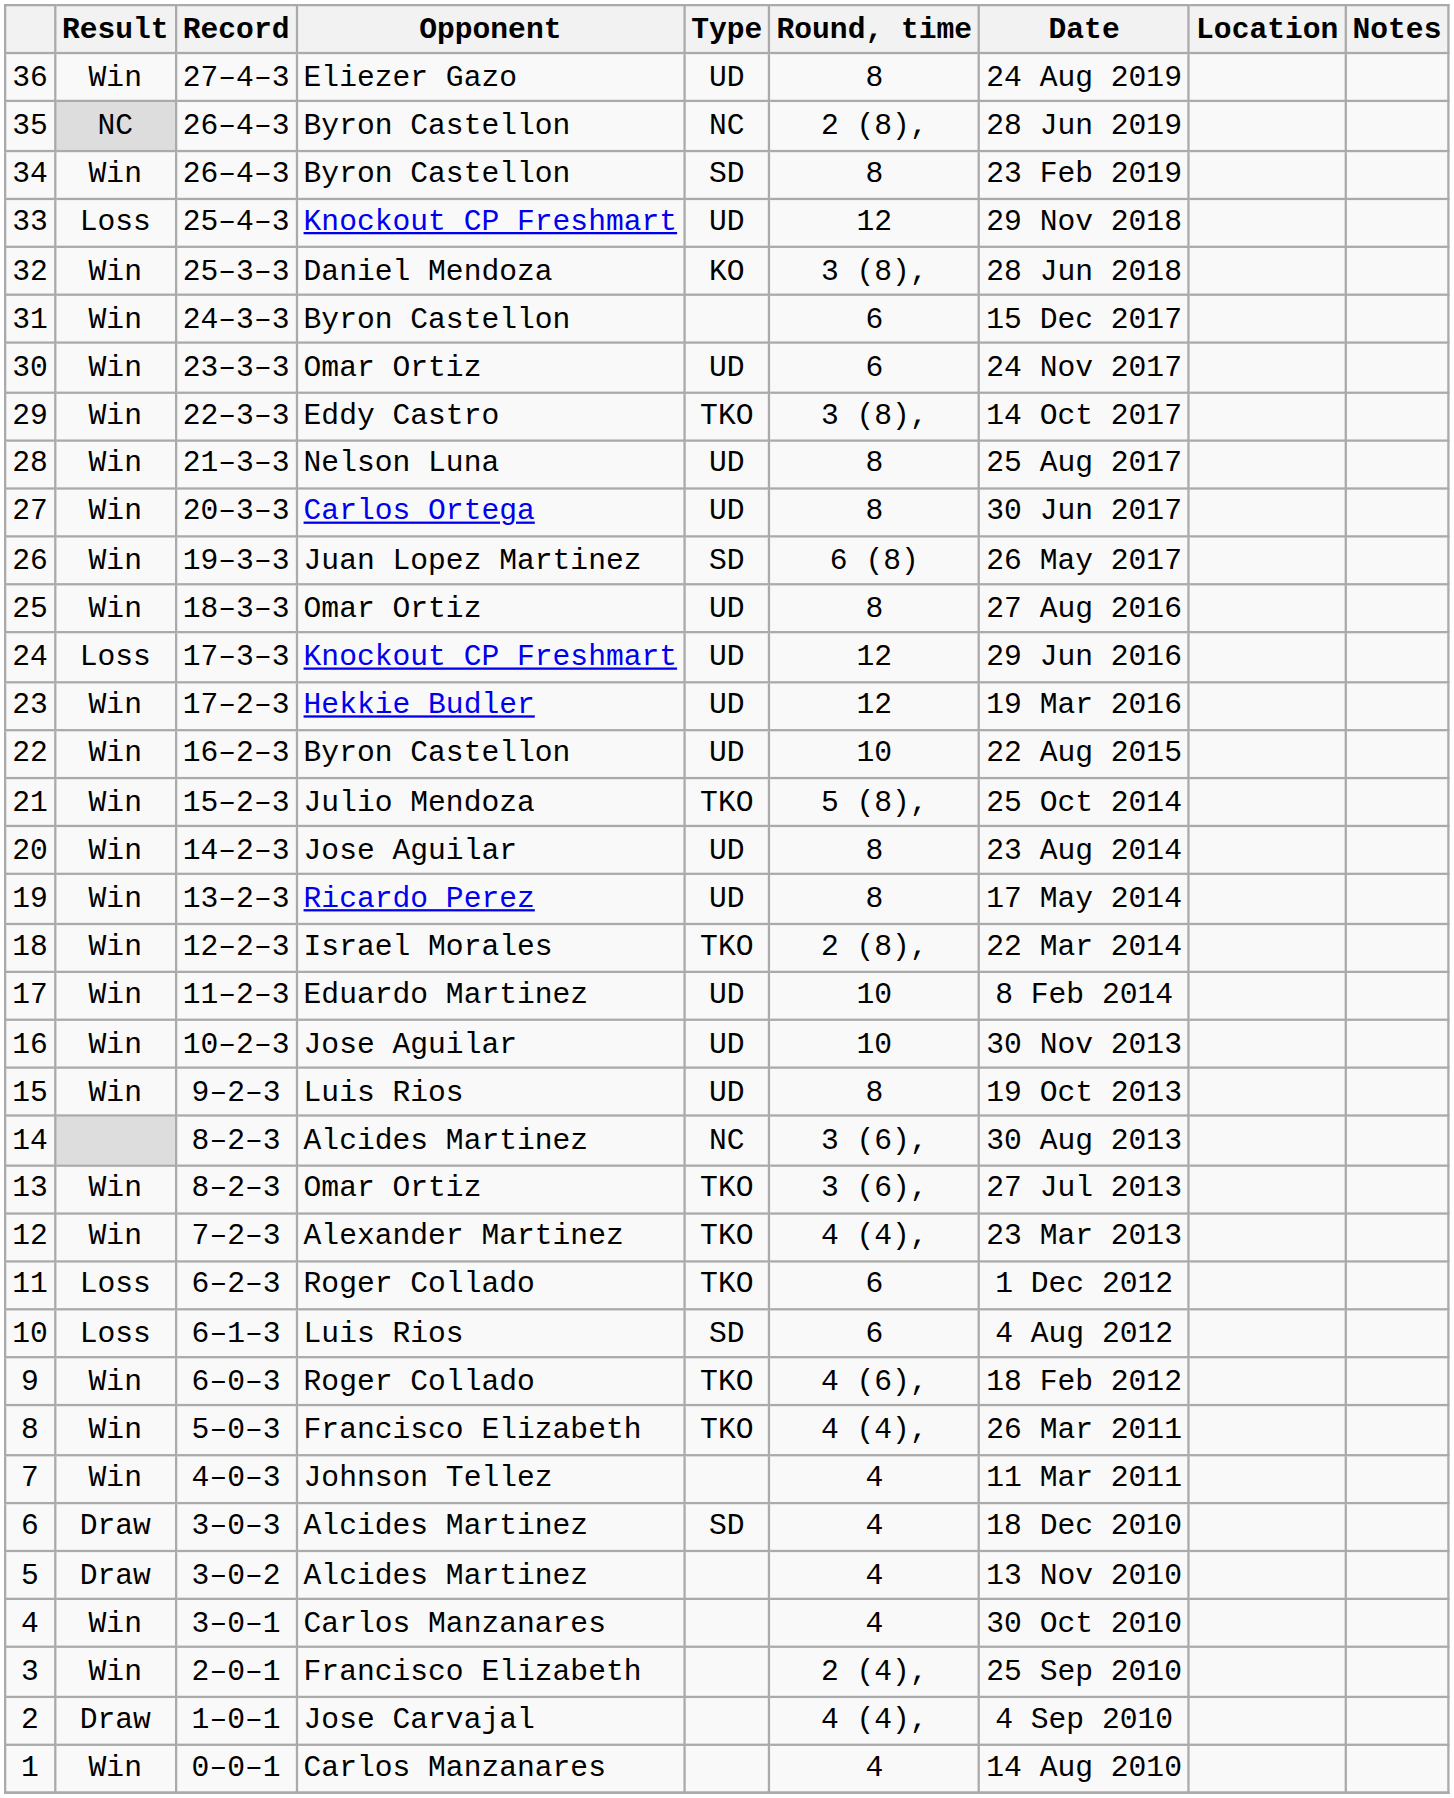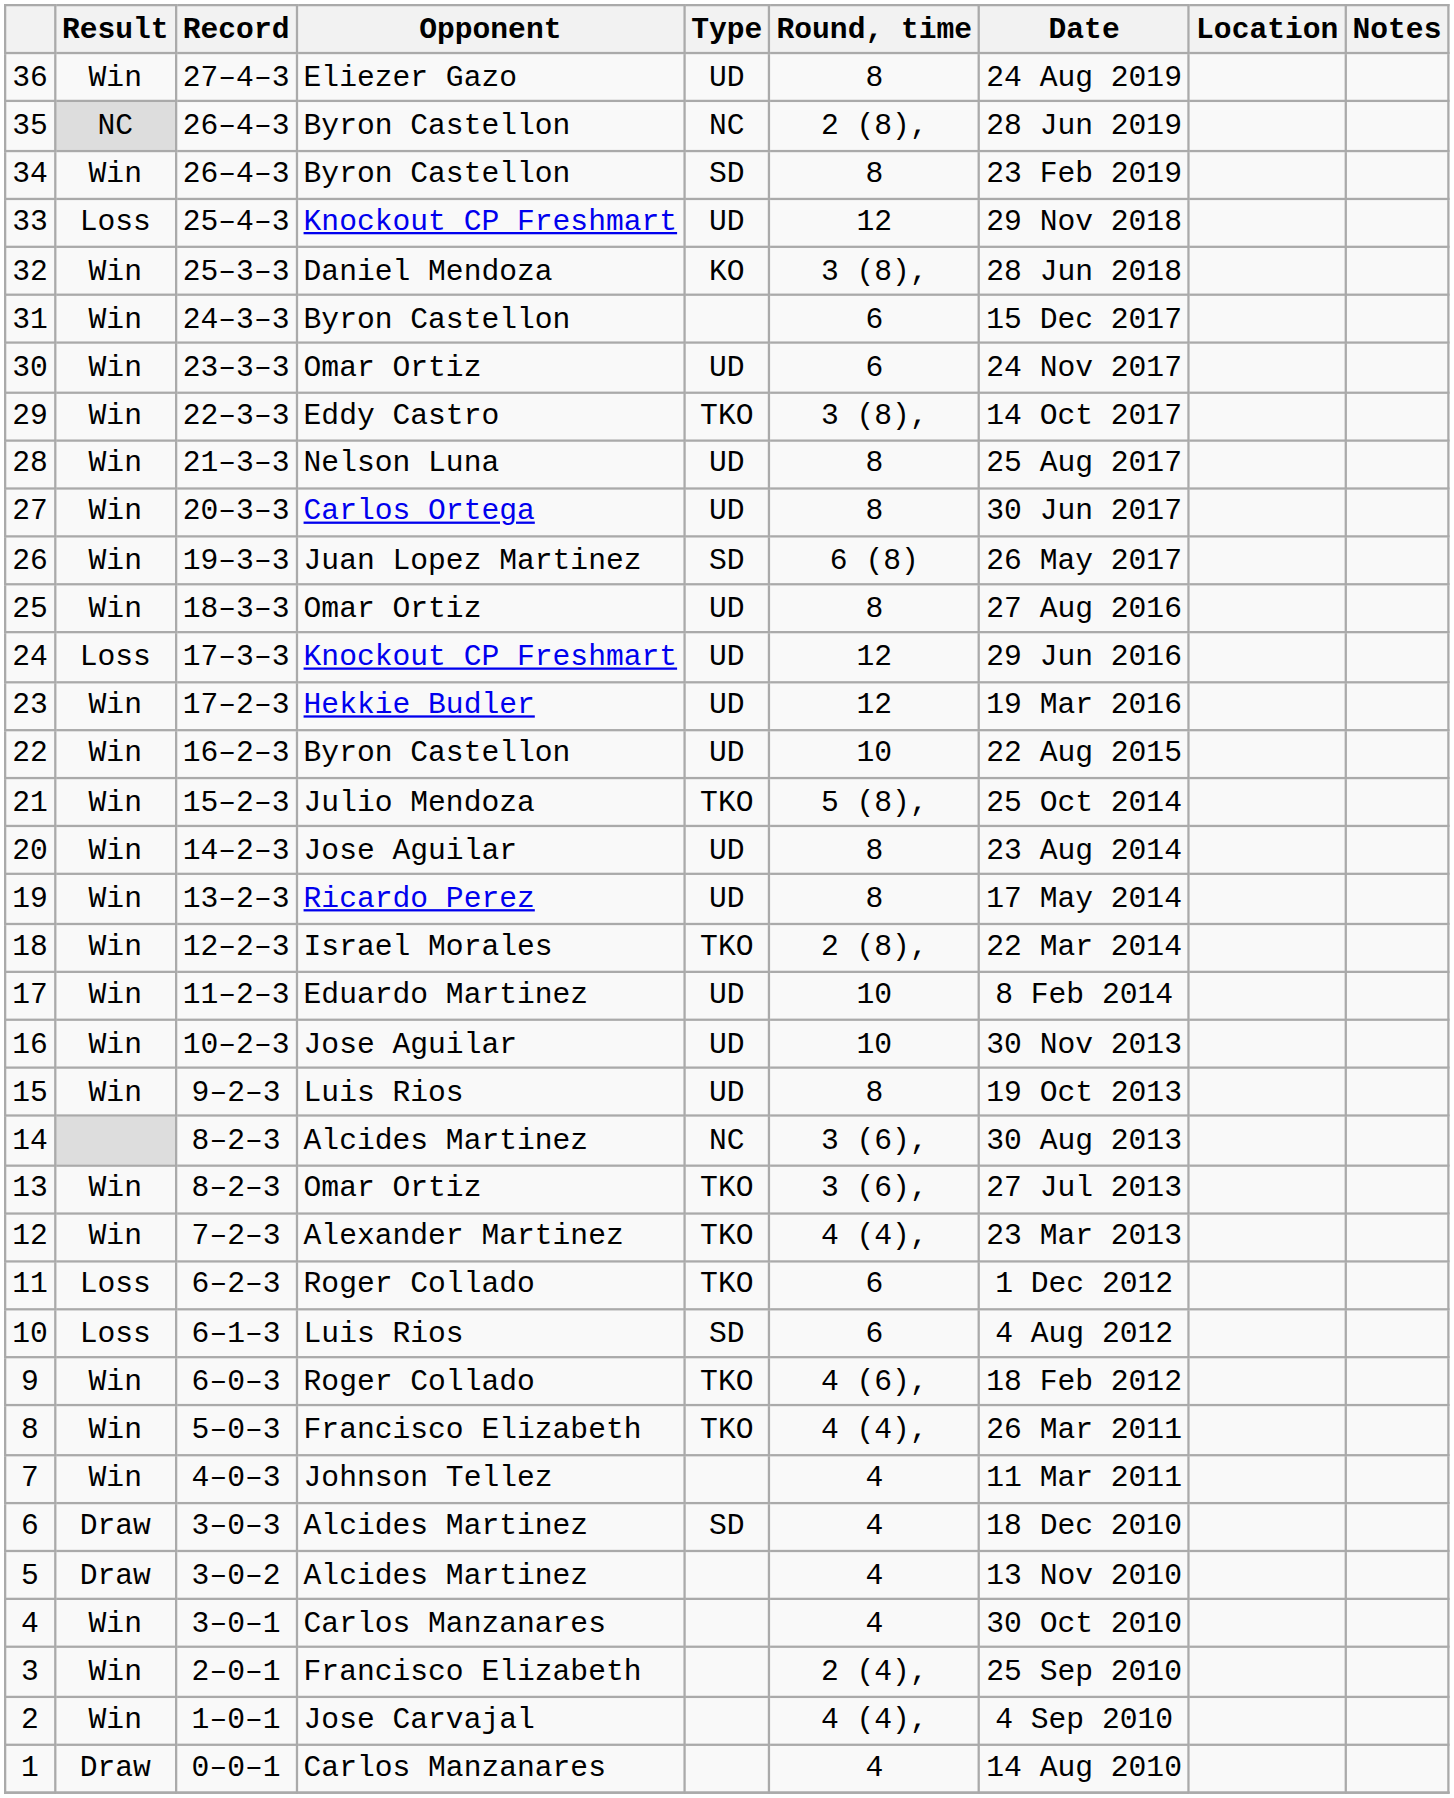(115, 1720) Draw -> (115, 1720) Win
(115, 1768) Win -> (115, 1768) Draw
